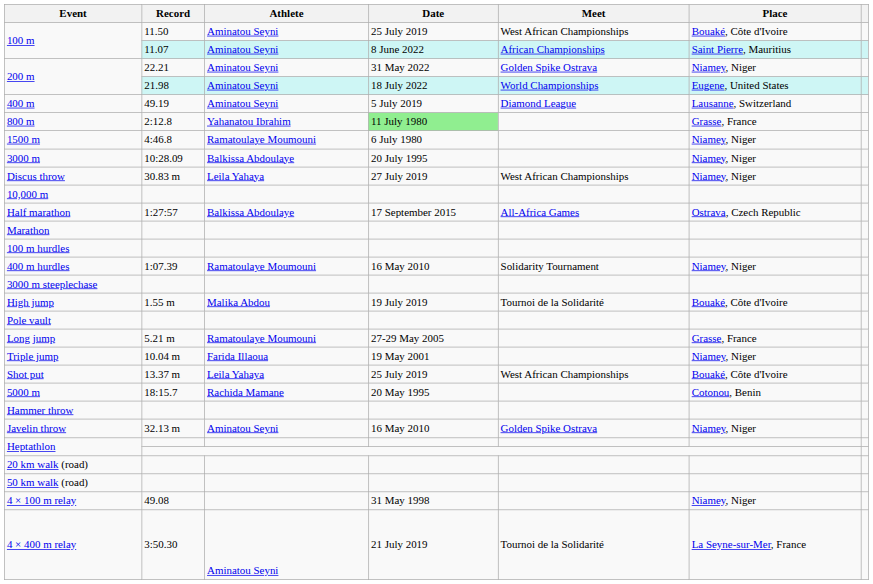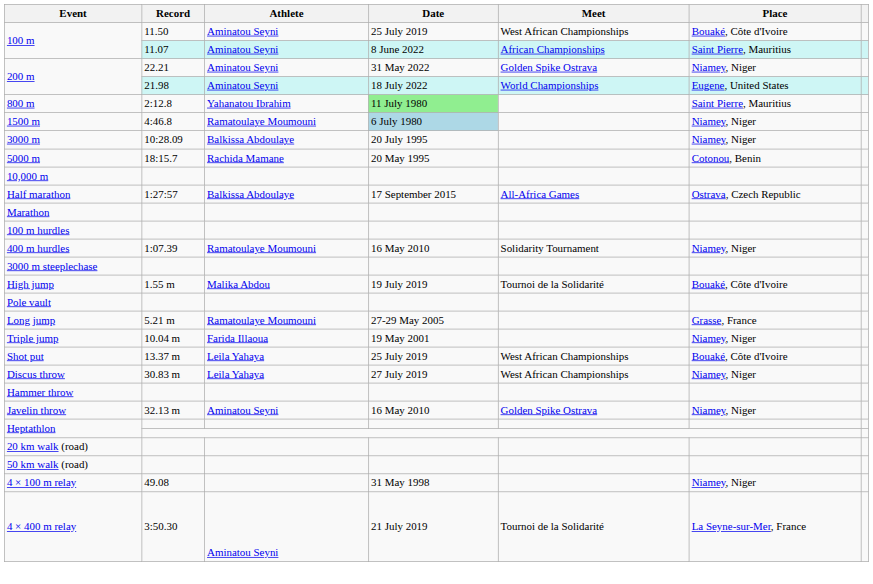- row: (21, 103)
(724, 121) Grasse, France -> (741, 103) Saint Pierre, Mauritius
(397, 140) no background -> (397, 121) lightblue background
rows swapped: (23, 392) <-> (36, 176)
